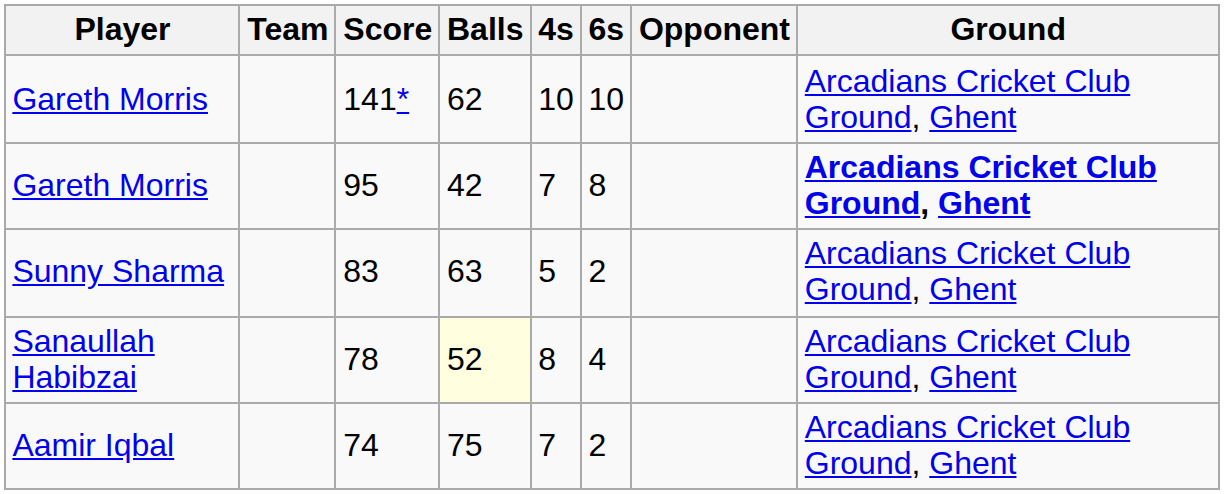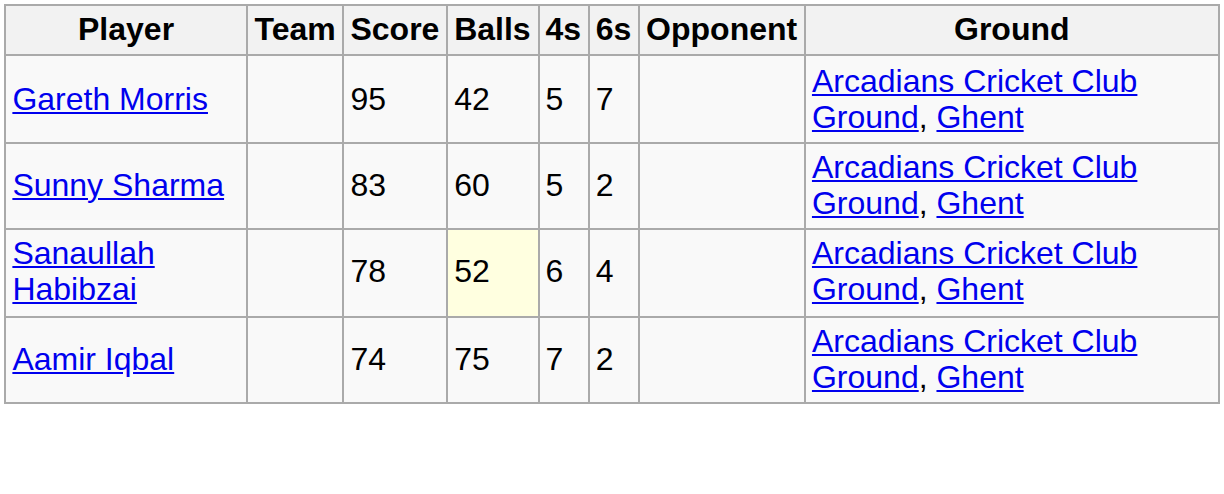- row: (376, 98)
(547, 185) 7 -> (554, 98) 5
(597, 185) 8 -> (605, 98) 7
(981, 185) bold -> (975, 98) normal
(465, 272) 63 -> (472, 185) 60
(547, 358) 8 -> (554, 272) 6
